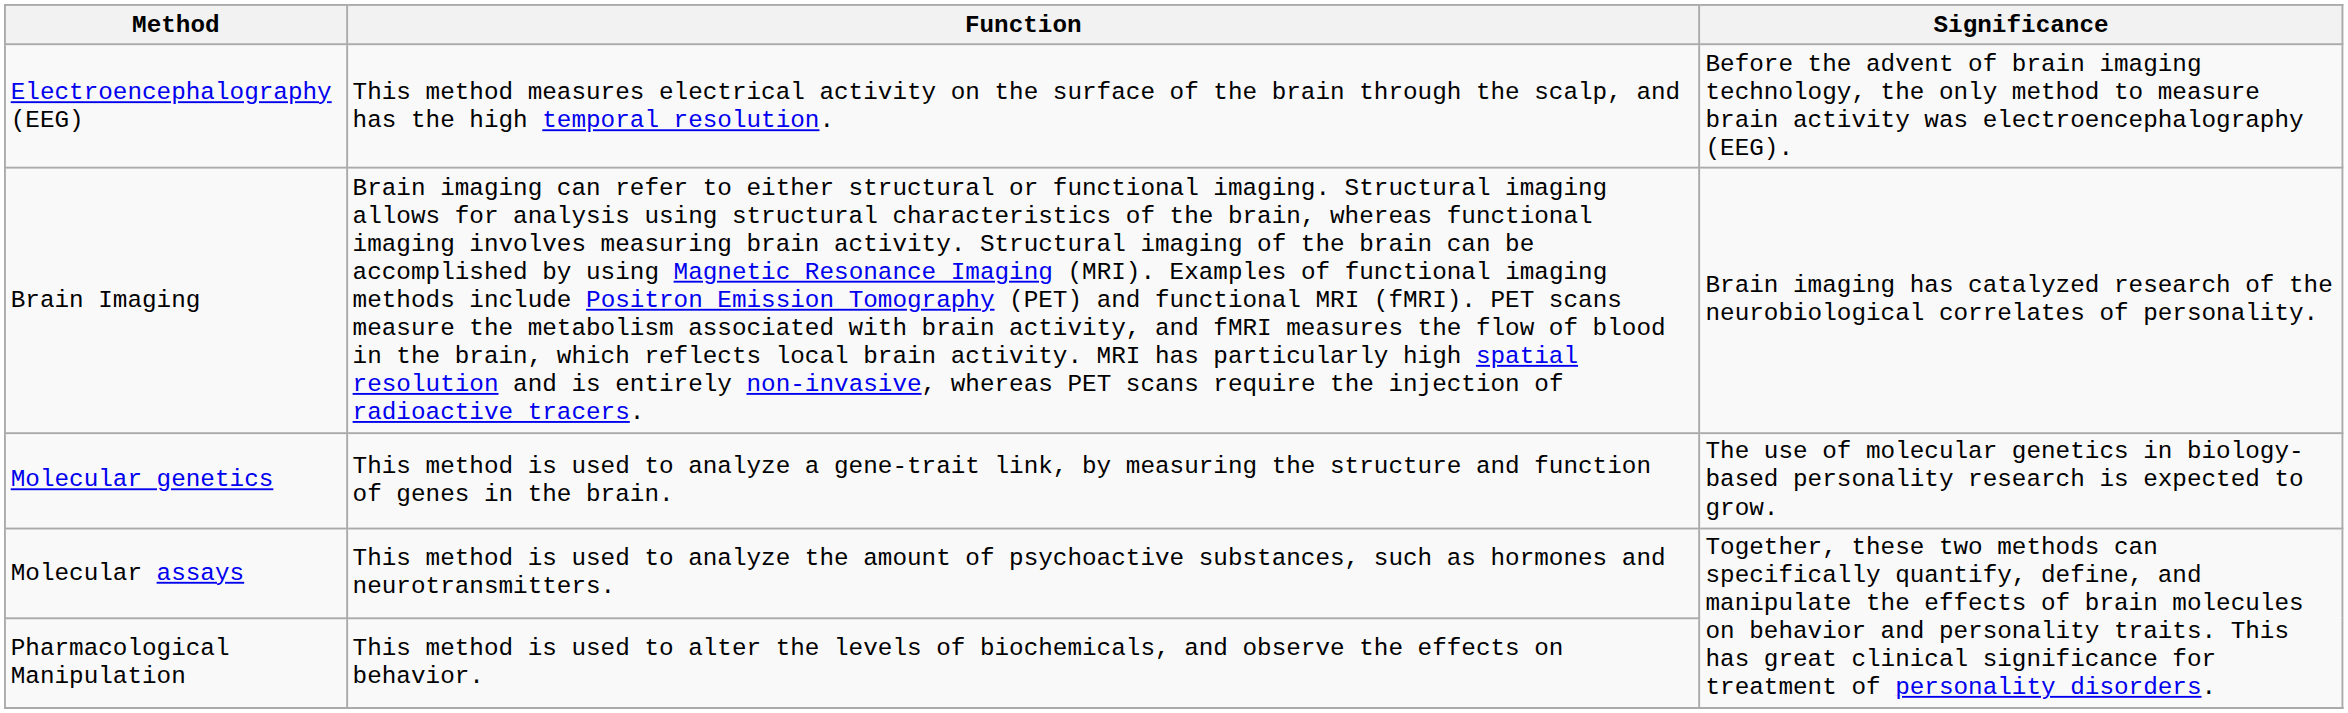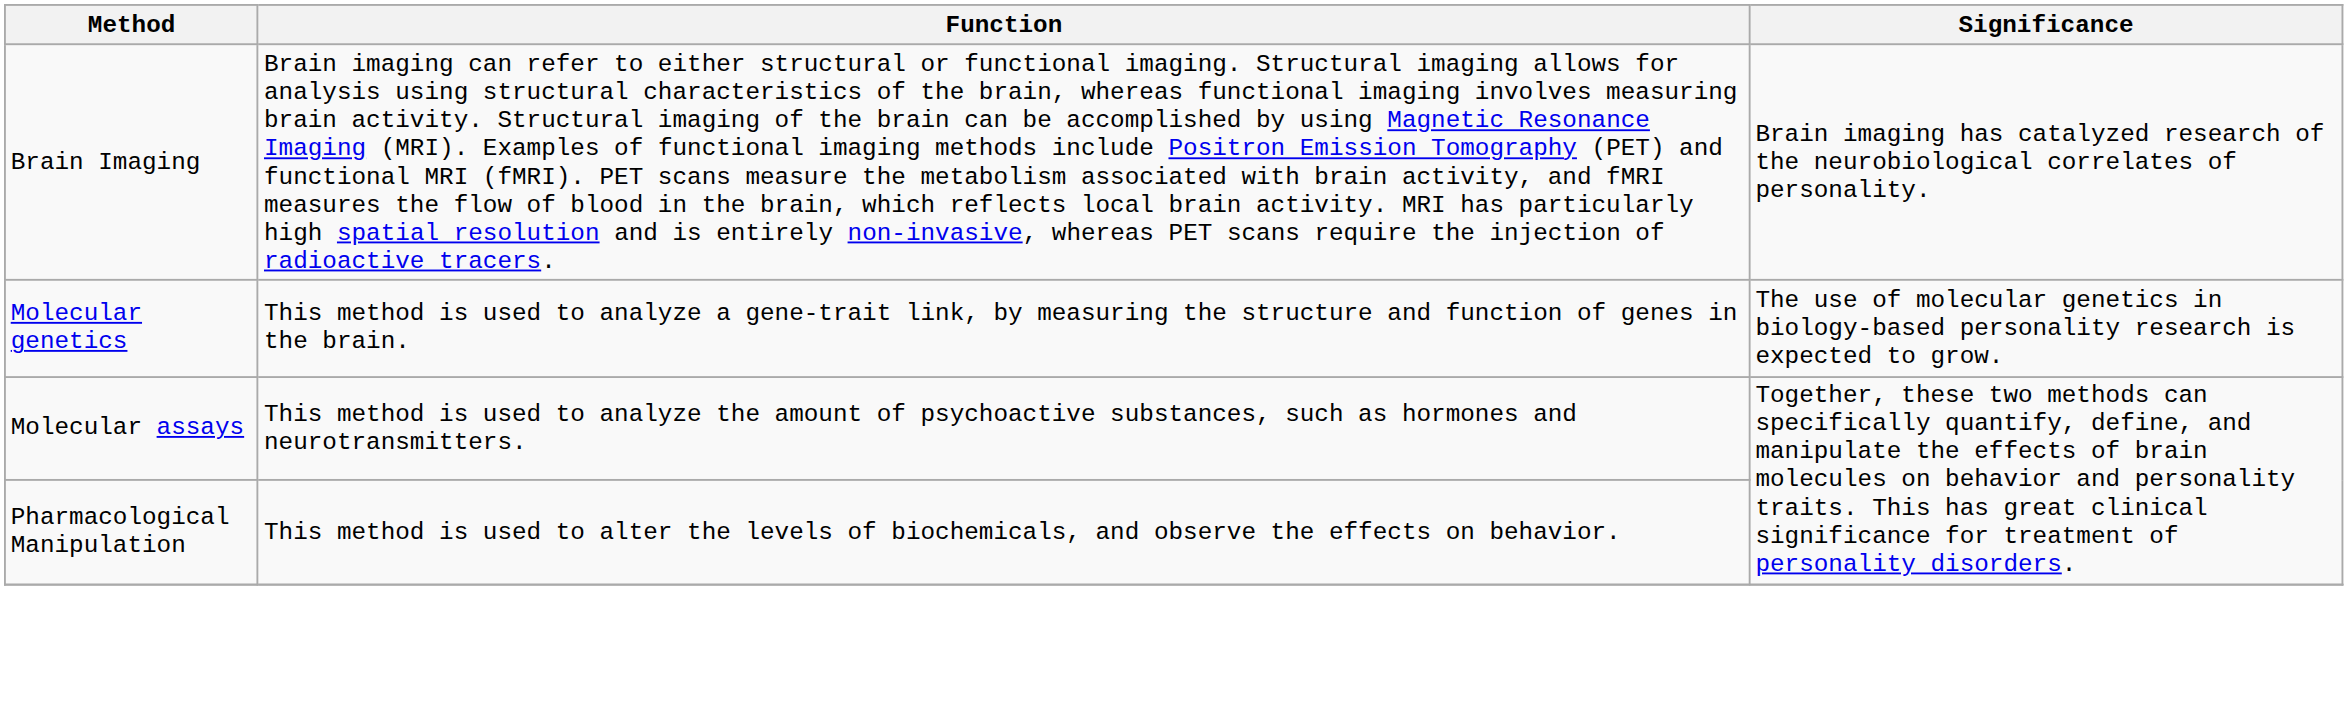- row: (171, 106)
